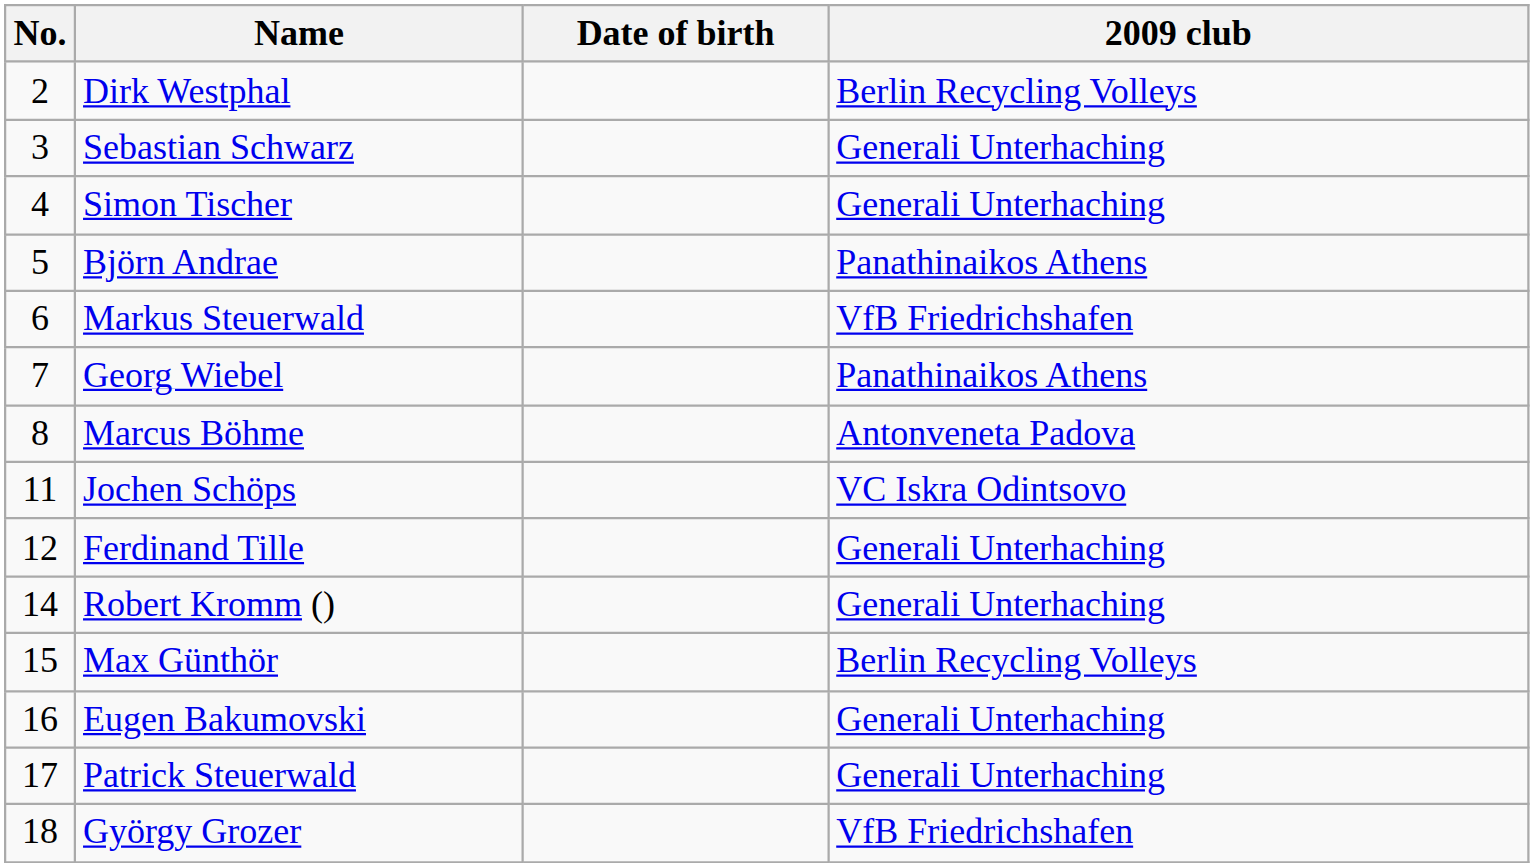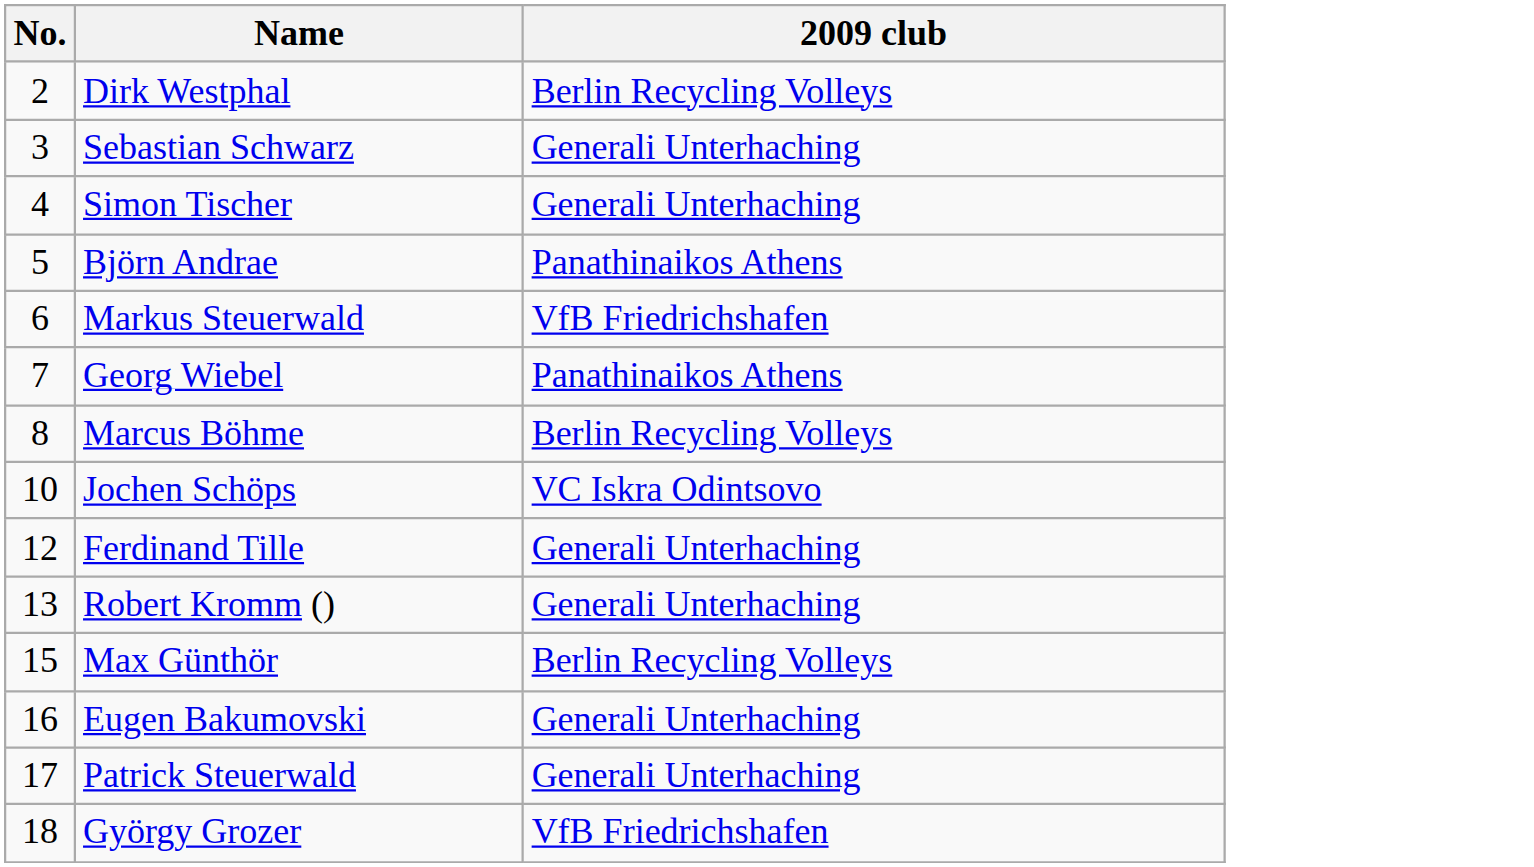- column: (676, 33)
(986, 432) Antonveneta Padova -> (712, 432) Berlin Recycling Volleys
(40, 489) 11 -> (40, 489) 10
(40, 603) 14 -> (40, 603) 13
